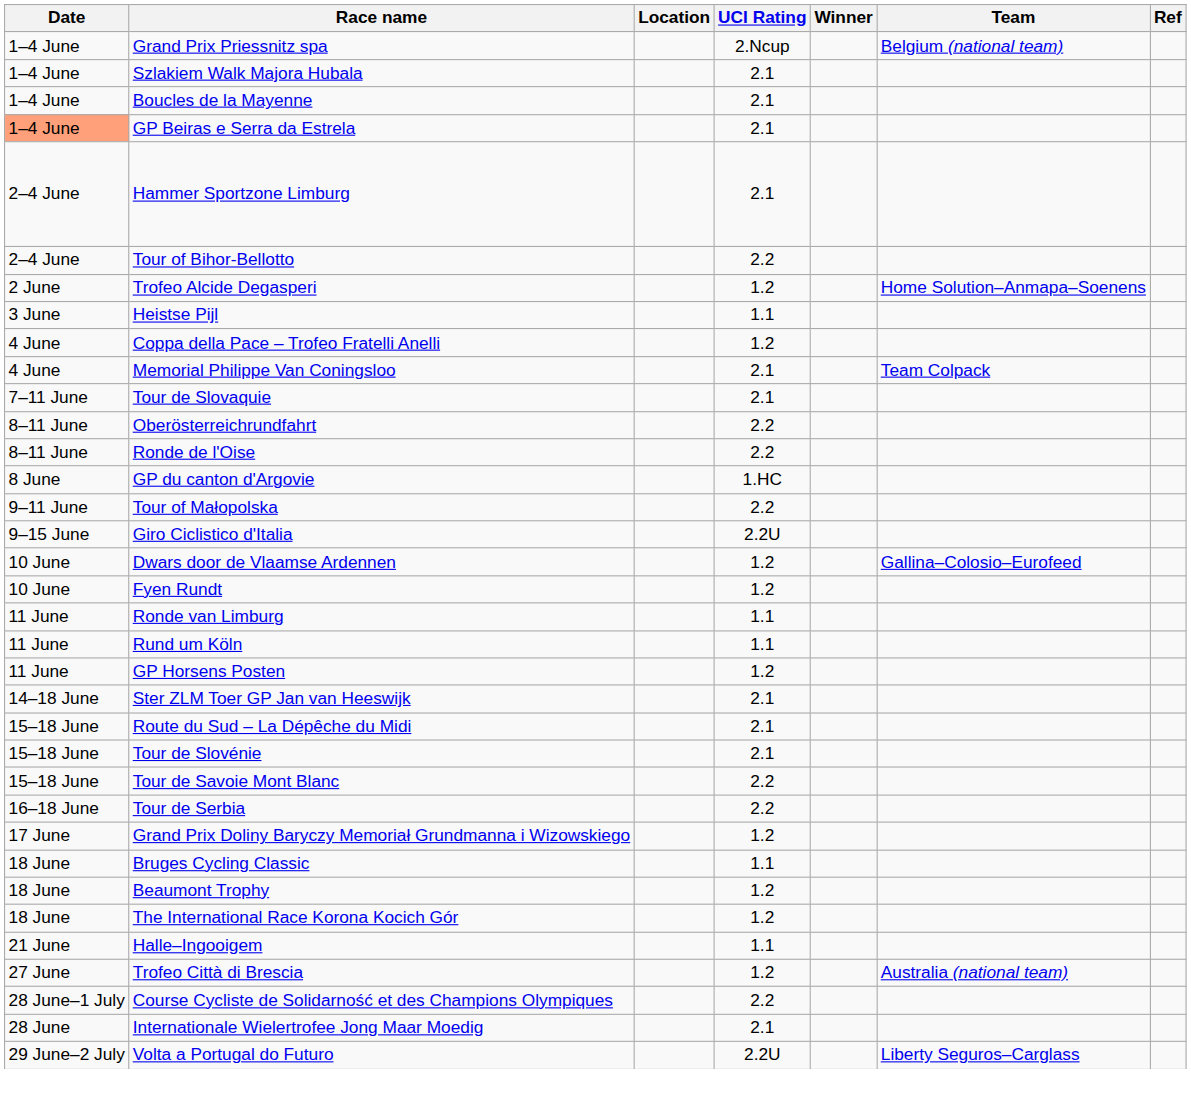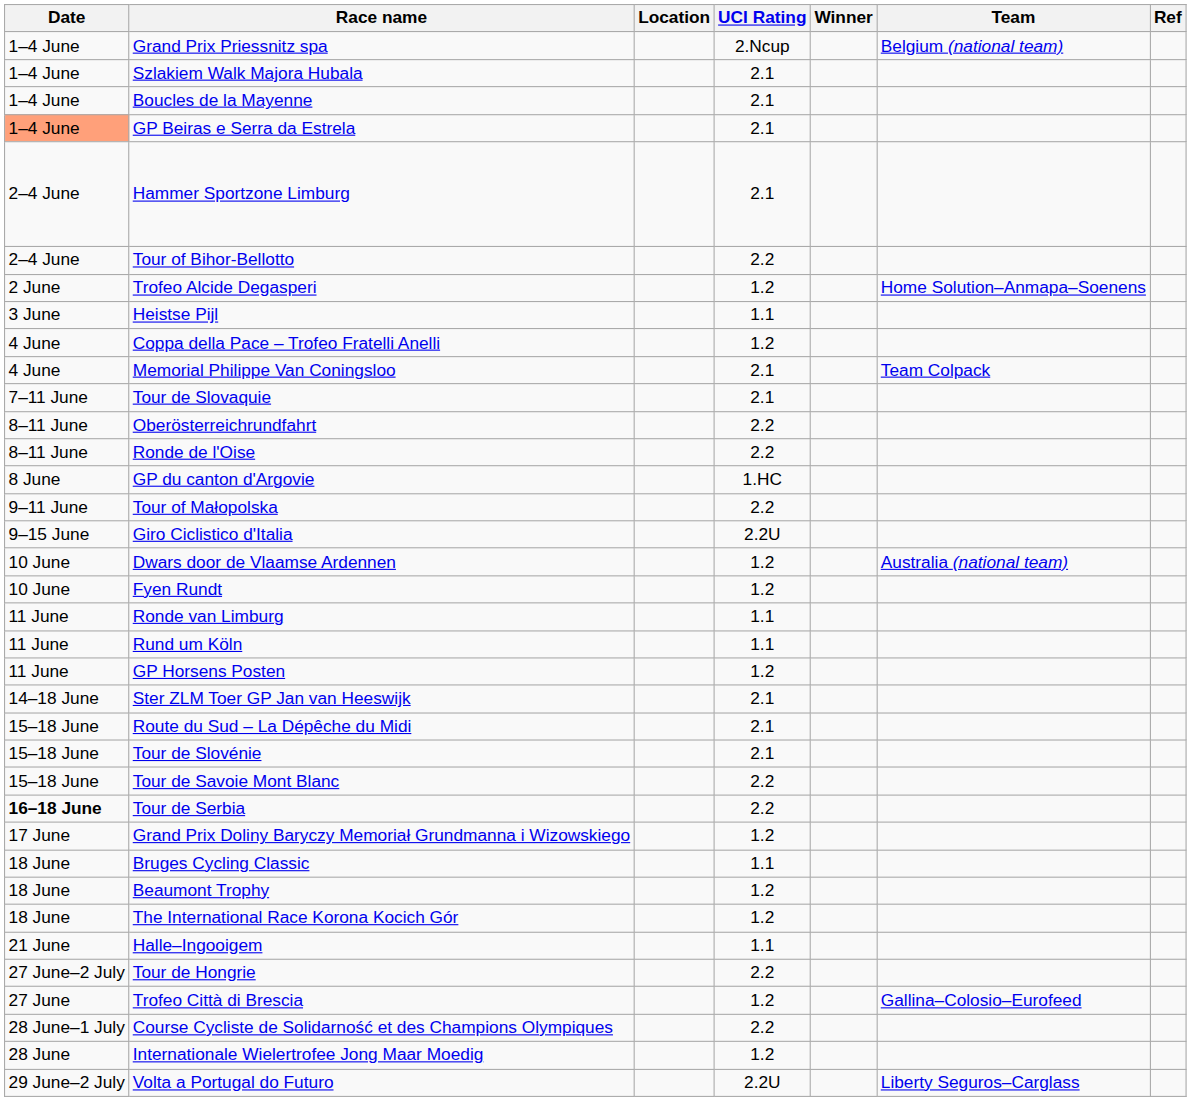(981, 561) Gallina–Colosio–Eurofeed -> (974, 561) Australia (national team)
(54, 808) normal -> (55, 808) bold
+ row: (194, 972)
(974, 972) Australia (national team) -> (981, 1000) Gallina–Colosio–Eurofeed
(762, 1027) 2.1 -> (762, 1055) 1.2
